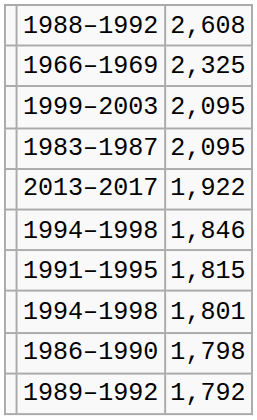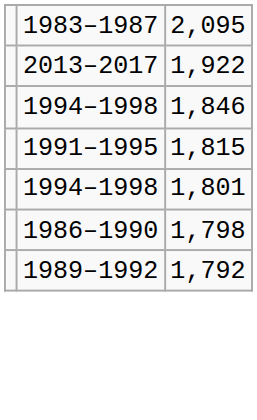- row: (91, 25)
- row: (91, 66)
- row: (91, 107)
